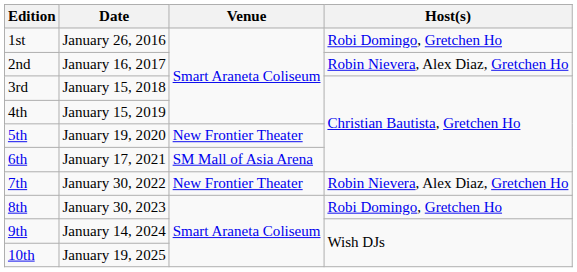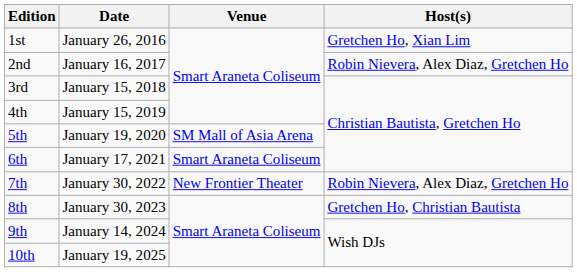(415, 40) Robi Domingo, Gretchen Ho -> (399, 40) Gretchen Ho, Xian Lim
(238, 135) New Frontier Theater -> (243, 135) SM Mall of Asia Arena
(243, 159) SM Mall of Asia Arena -> (247, 159) Smart Araneta Coliseum
(415, 207) Robi Domingo, Gretchen Ho -> (424, 207) Gretchen Ho, Christian Bautista
